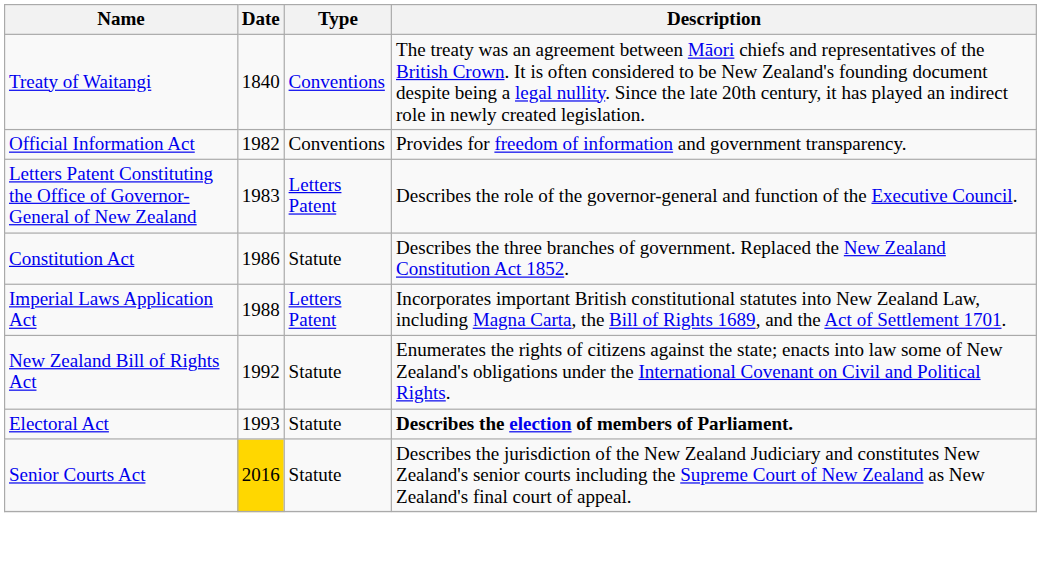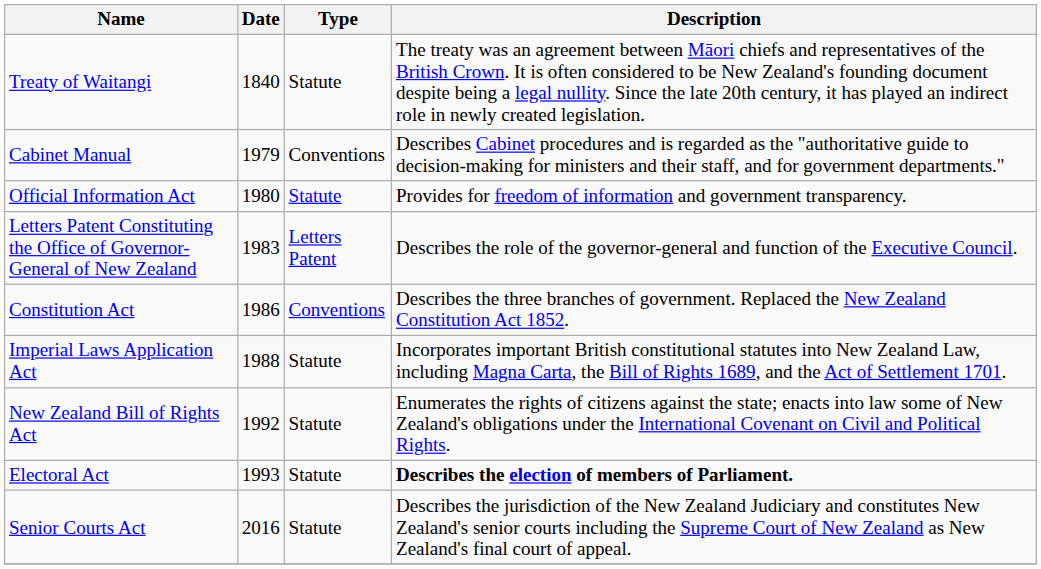(337, 81) Conventions -> (315, 81) Statute
+ row: (70, 154)
(261, 144) 1982 -> (261, 195) 1980
(337, 144) Conventions -> (315, 195) Statute
(315, 258) Statute -> (337, 309) Conventions
(315, 309) Letters Patent -> (315, 361) Statute
(261, 475) gold background -> (261, 526) no background
